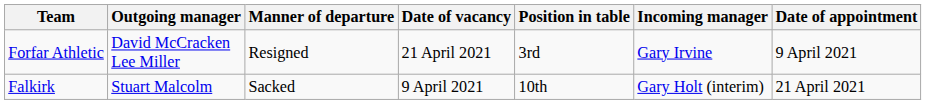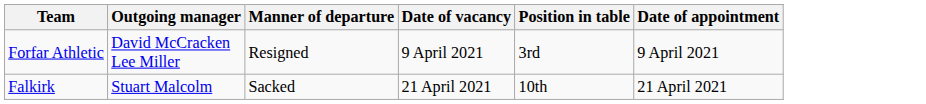- column: (703, 17)
(447, 52) 21 April 2021 -> (442, 52) 9 April 2021
(442, 86) 9 April 2021 -> (447, 86) 21 April 2021
